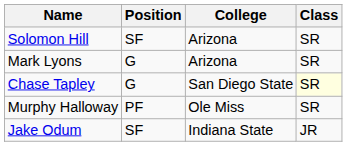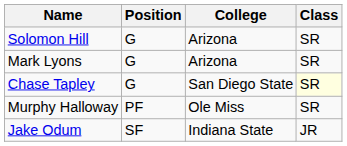(134, 38) SF -> (130, 38) G
